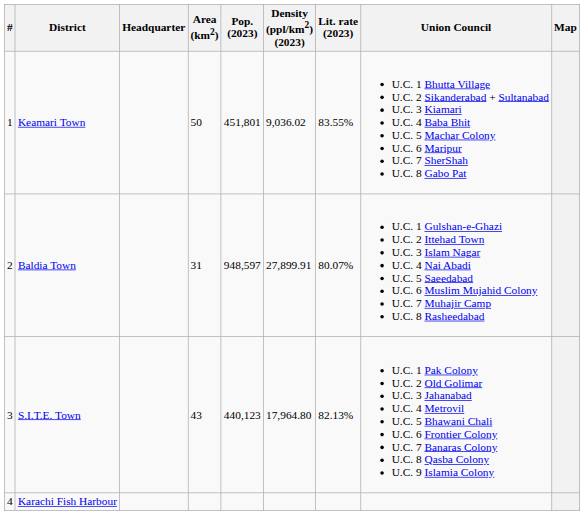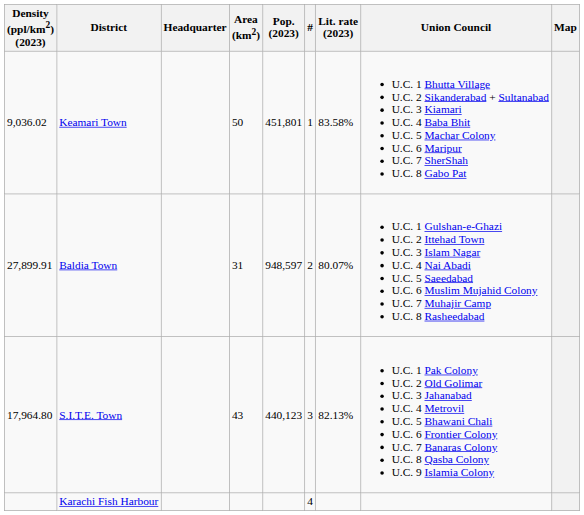columns swapped: (10, 27) <-> (290, 27)
(336, 122) 83.55% -> (336, 122) 83.58%
